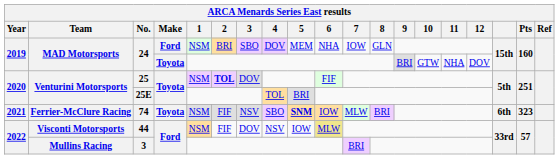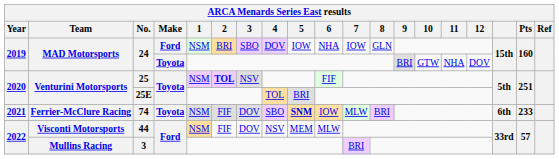(301, 46) MEM -> (301, 46) IOW
(249, 79) DOV -> (249, 79) NSV
(249, 112) NSV -> (249, 112) DOV
(526, 112) 323 -> (526, 112) 233
(301, 129) IOW -> (301, 129) MEM
(329, 129) khaki background -> (329, 129) no background
